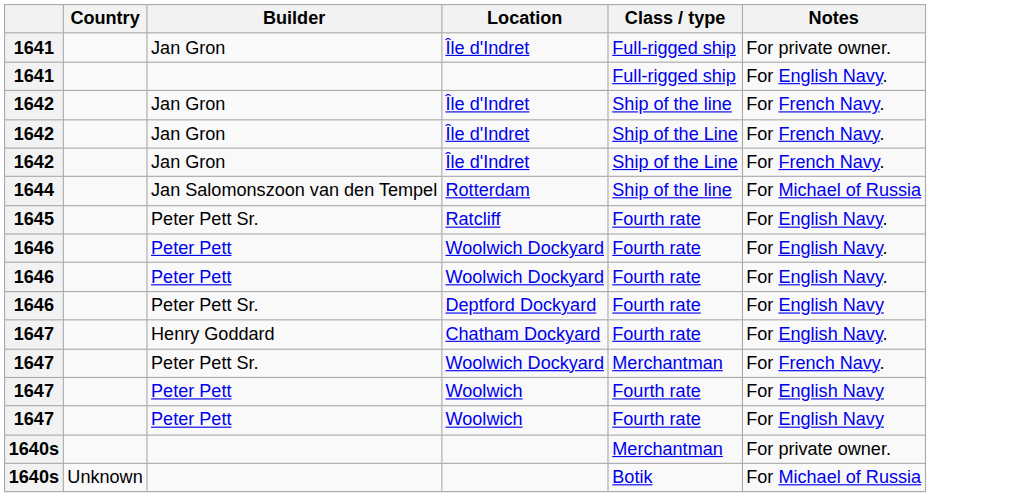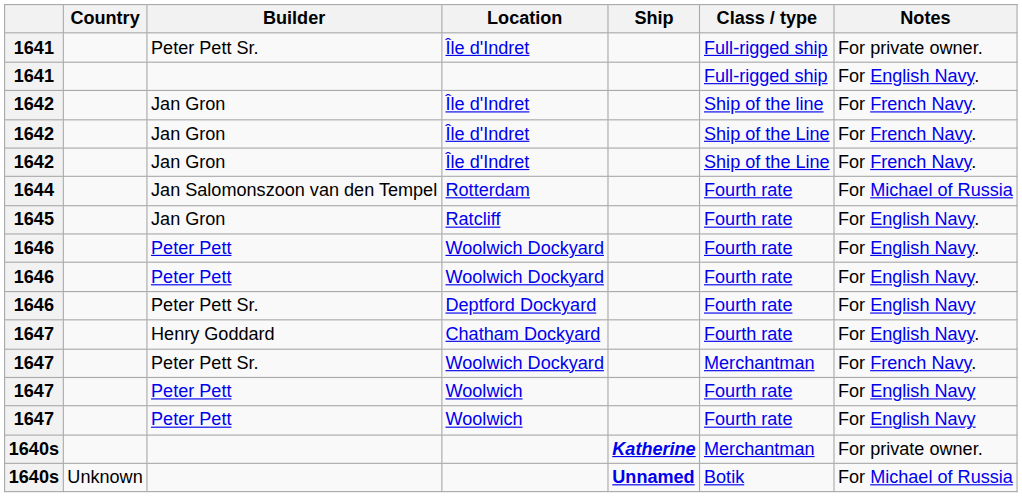+ column: (654, 18)
(188, 47) Jan Gron -> (205, 47) Peter Pett Sr.
(672, 190) Ship of the line -> (748, 190) Fourth rate
(205, 219) Peter Pett Sr. -> (188, 219) Jan Gron
